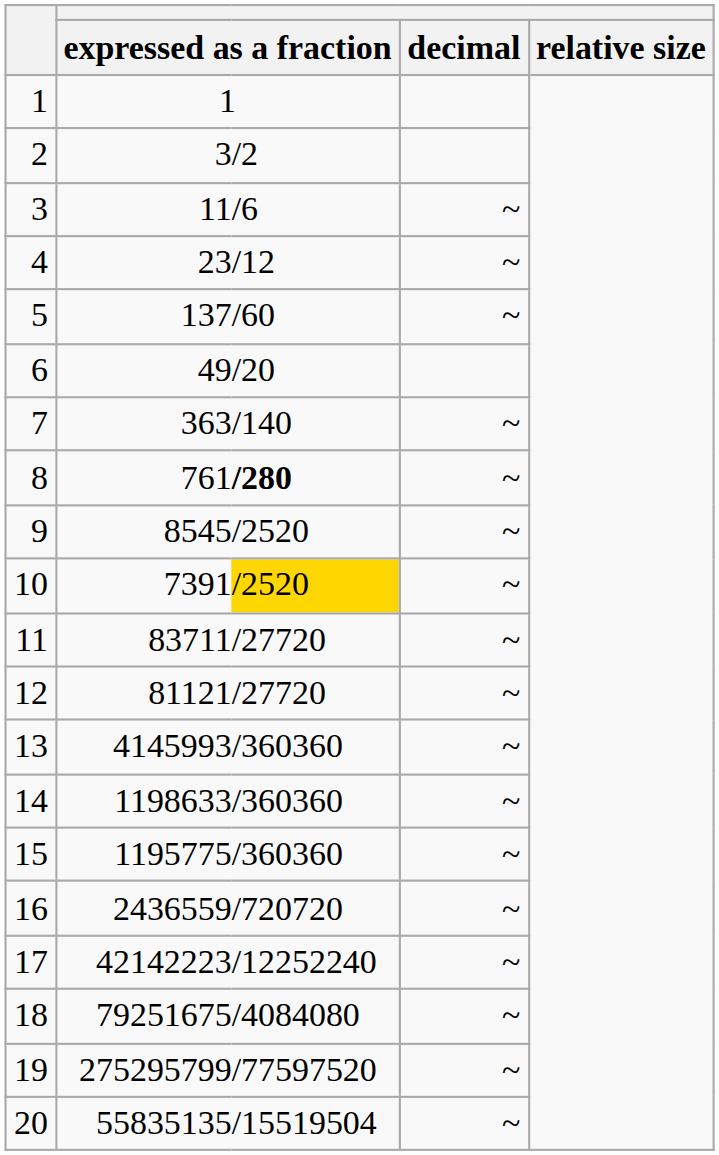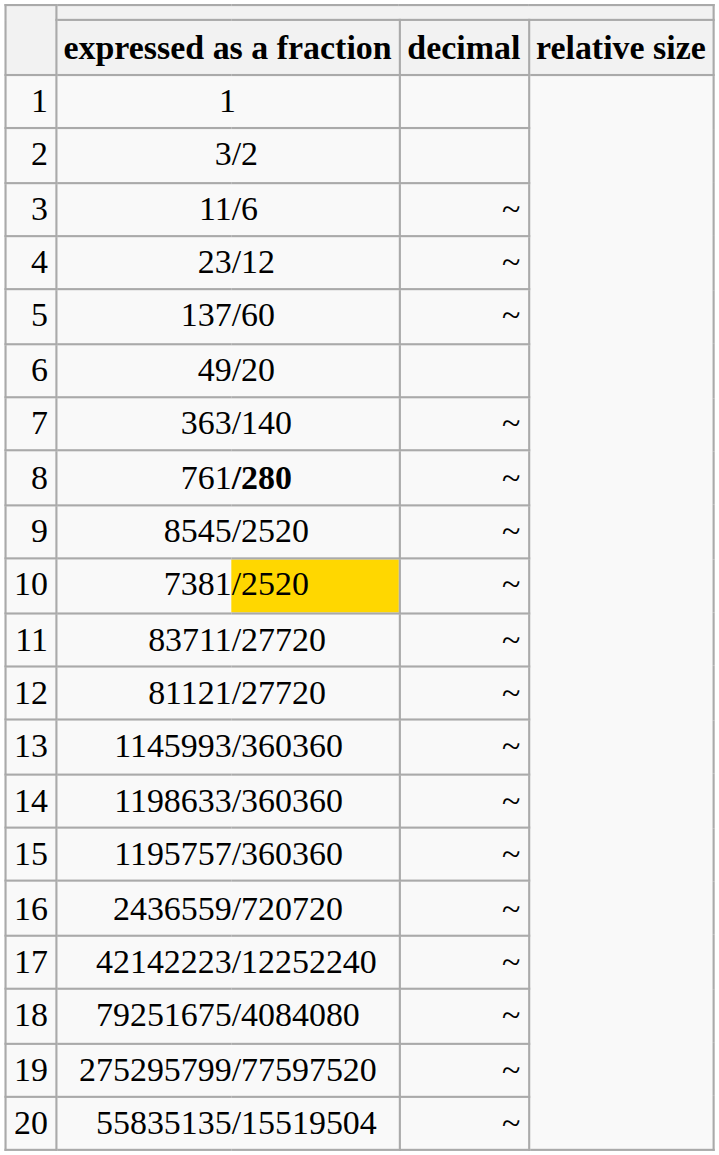(198, 584) 7391 -> (198, 584) 7381
(172, 746) 4145993 -> (173, 746) 1145993
(173, 853) 1195775 -> (173, 853) 1195757
